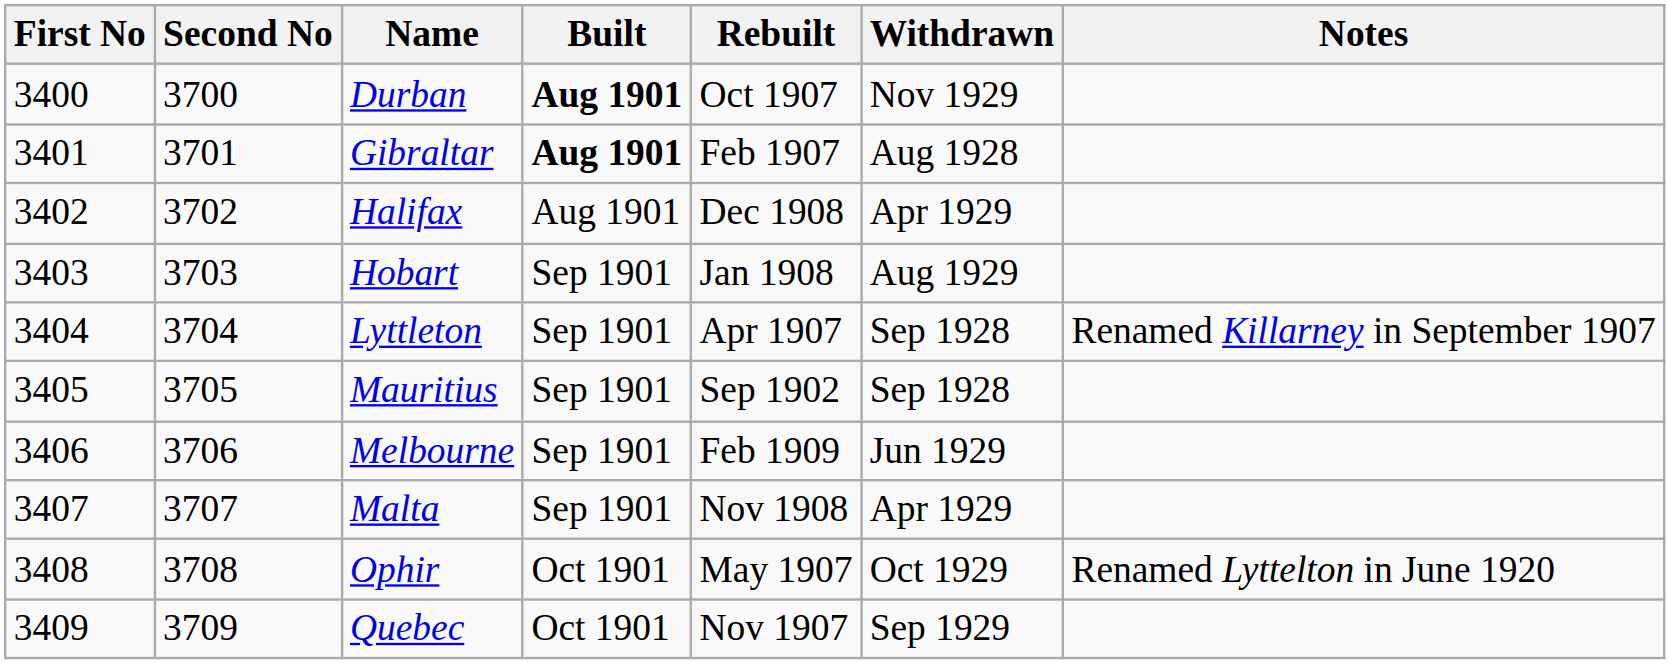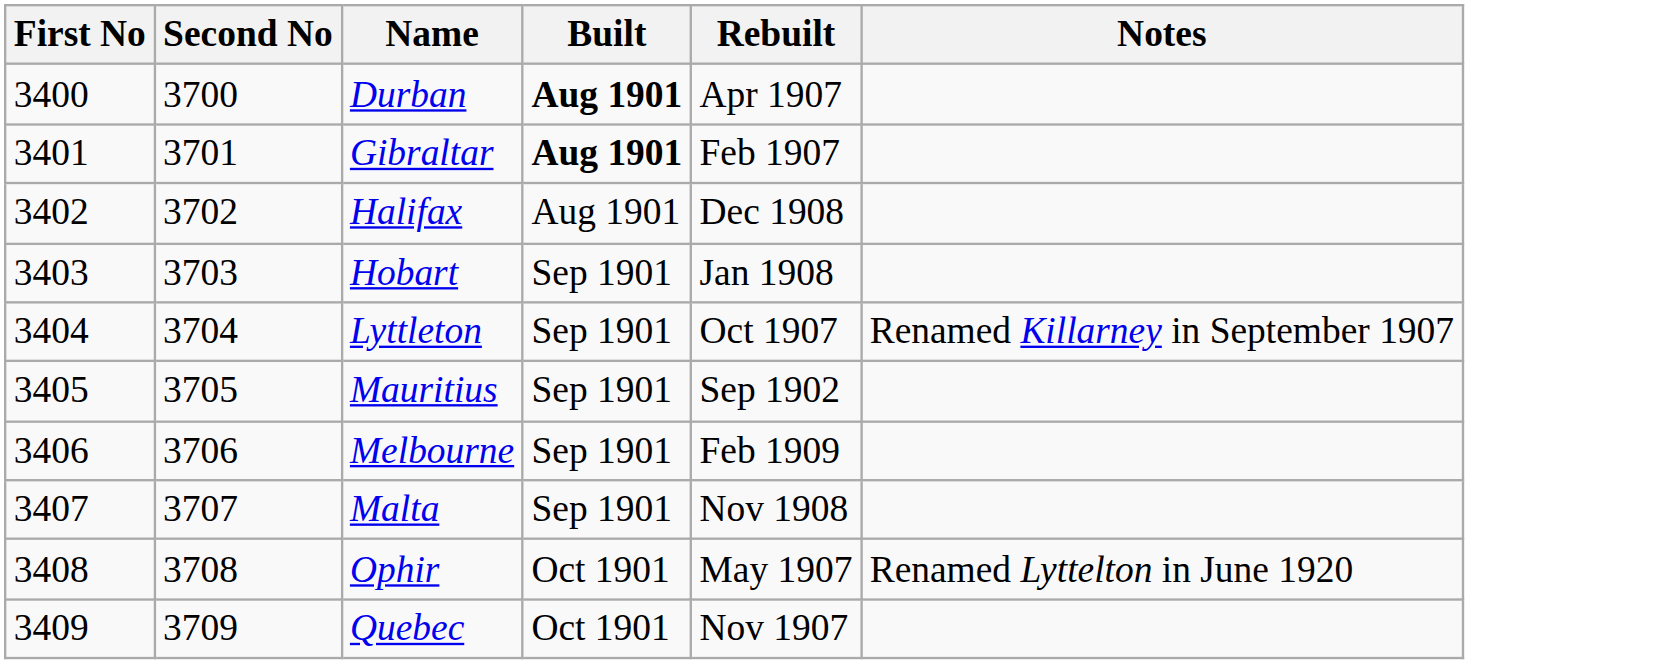- column: (962, 34)
(769, 93) Oct 1907 -> (771, 93) Apr 1907
(771, 331) Apr 1907 -> (769, 331) Oct 1907
